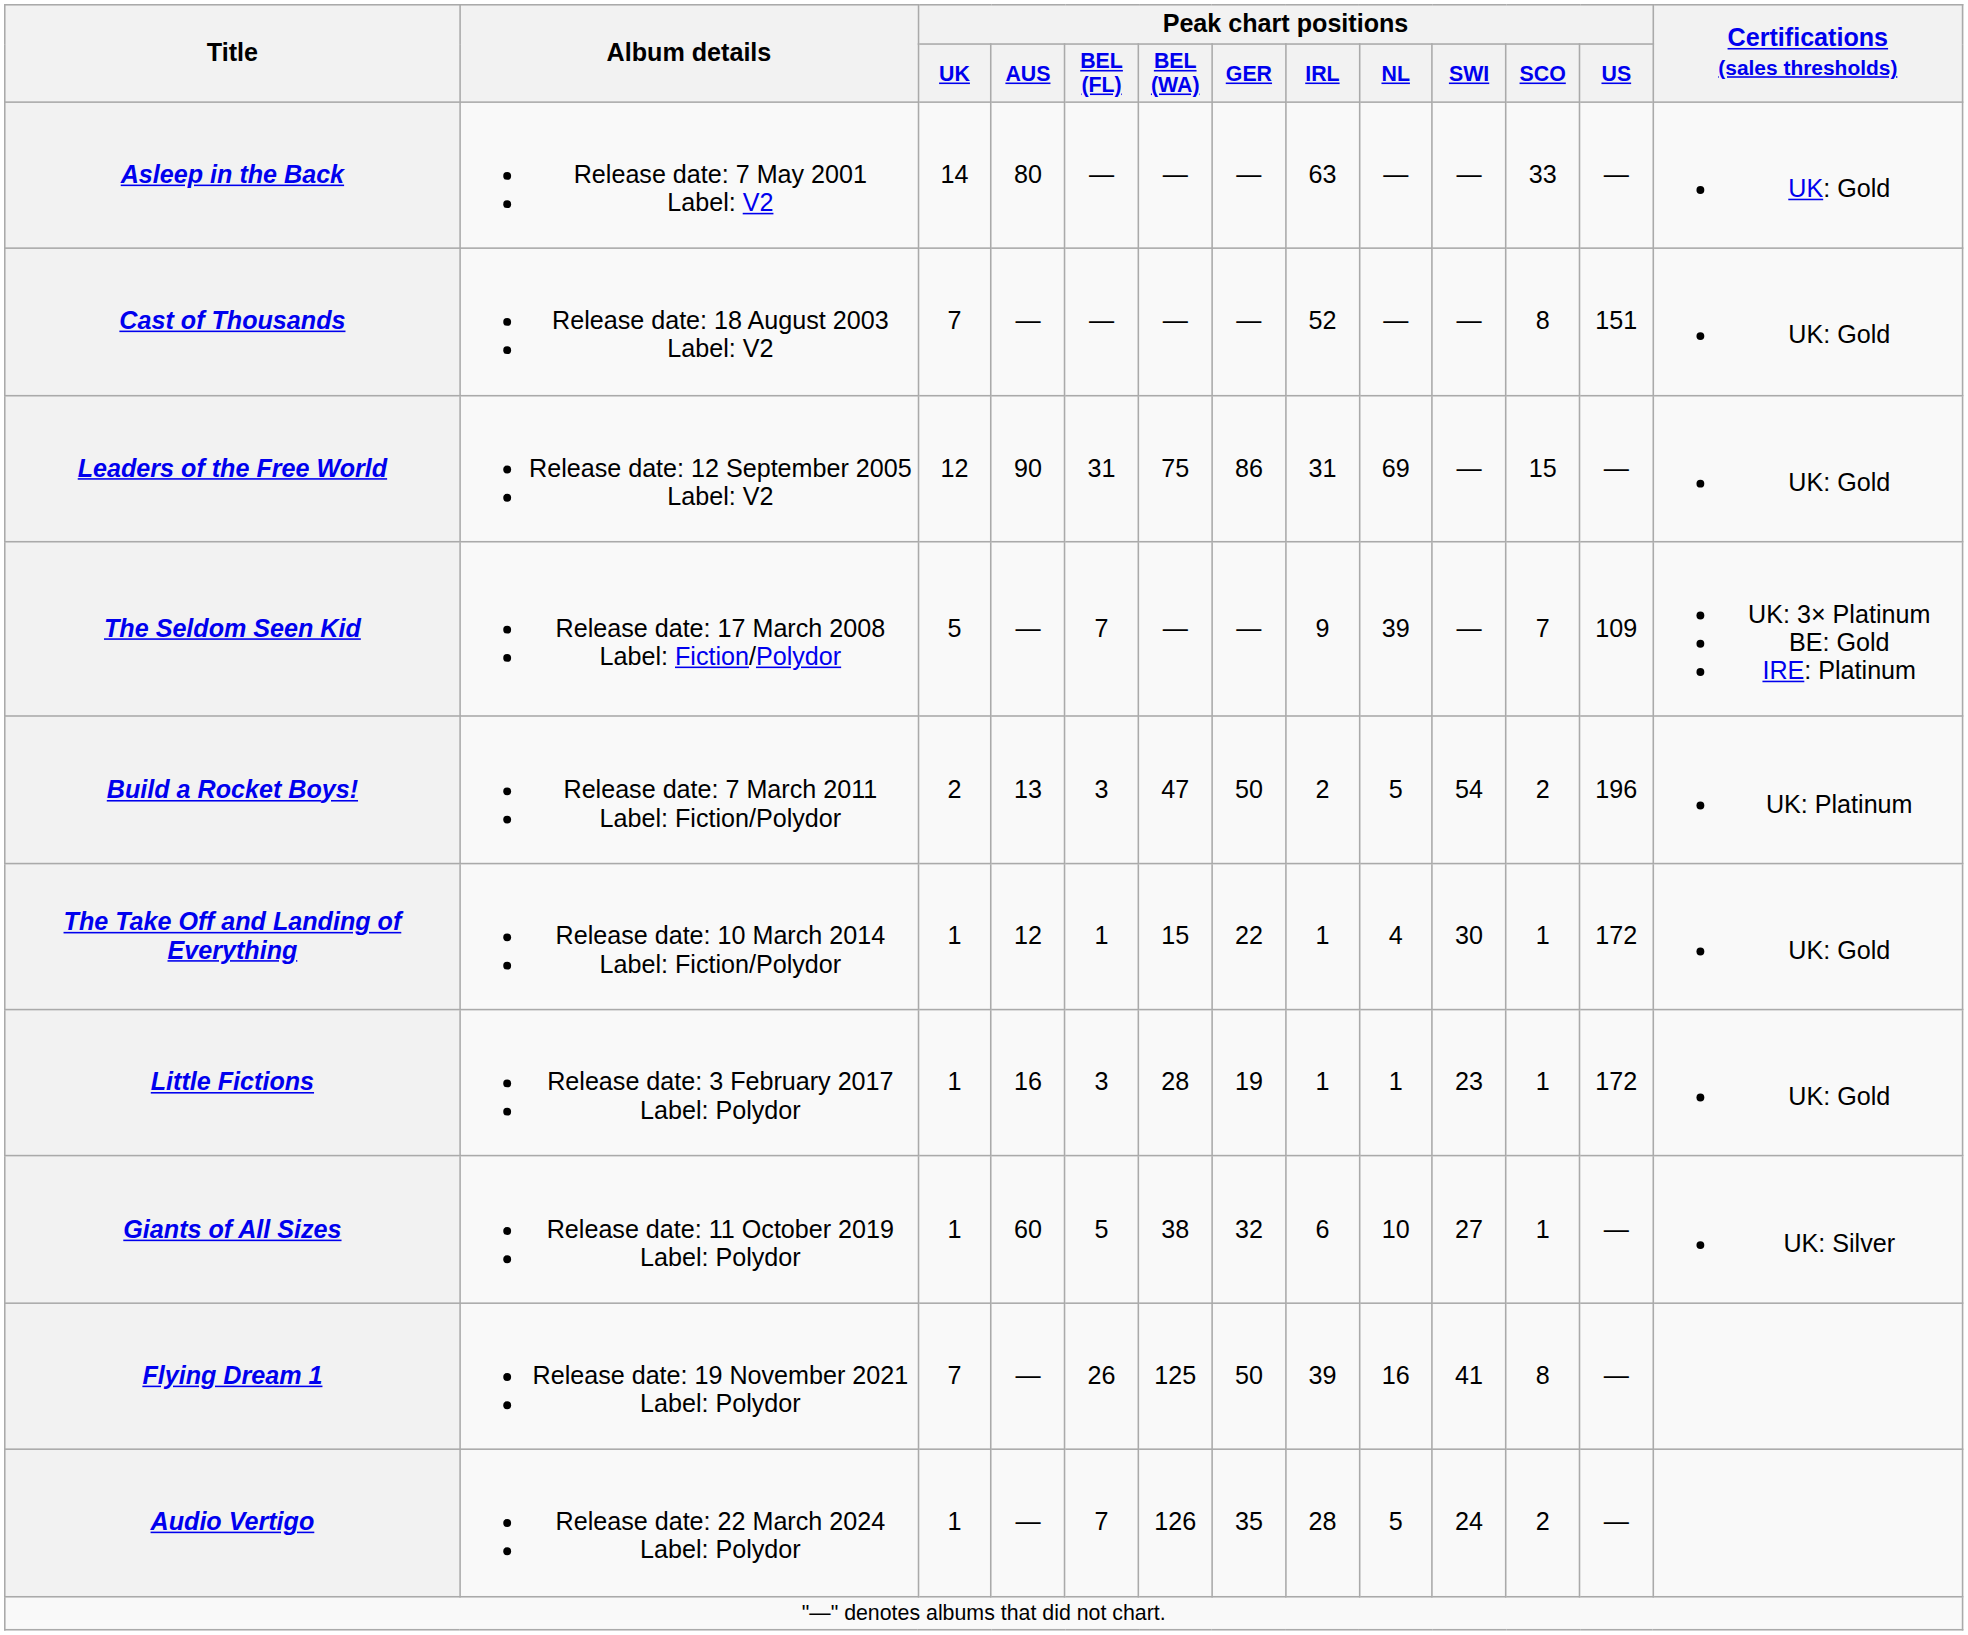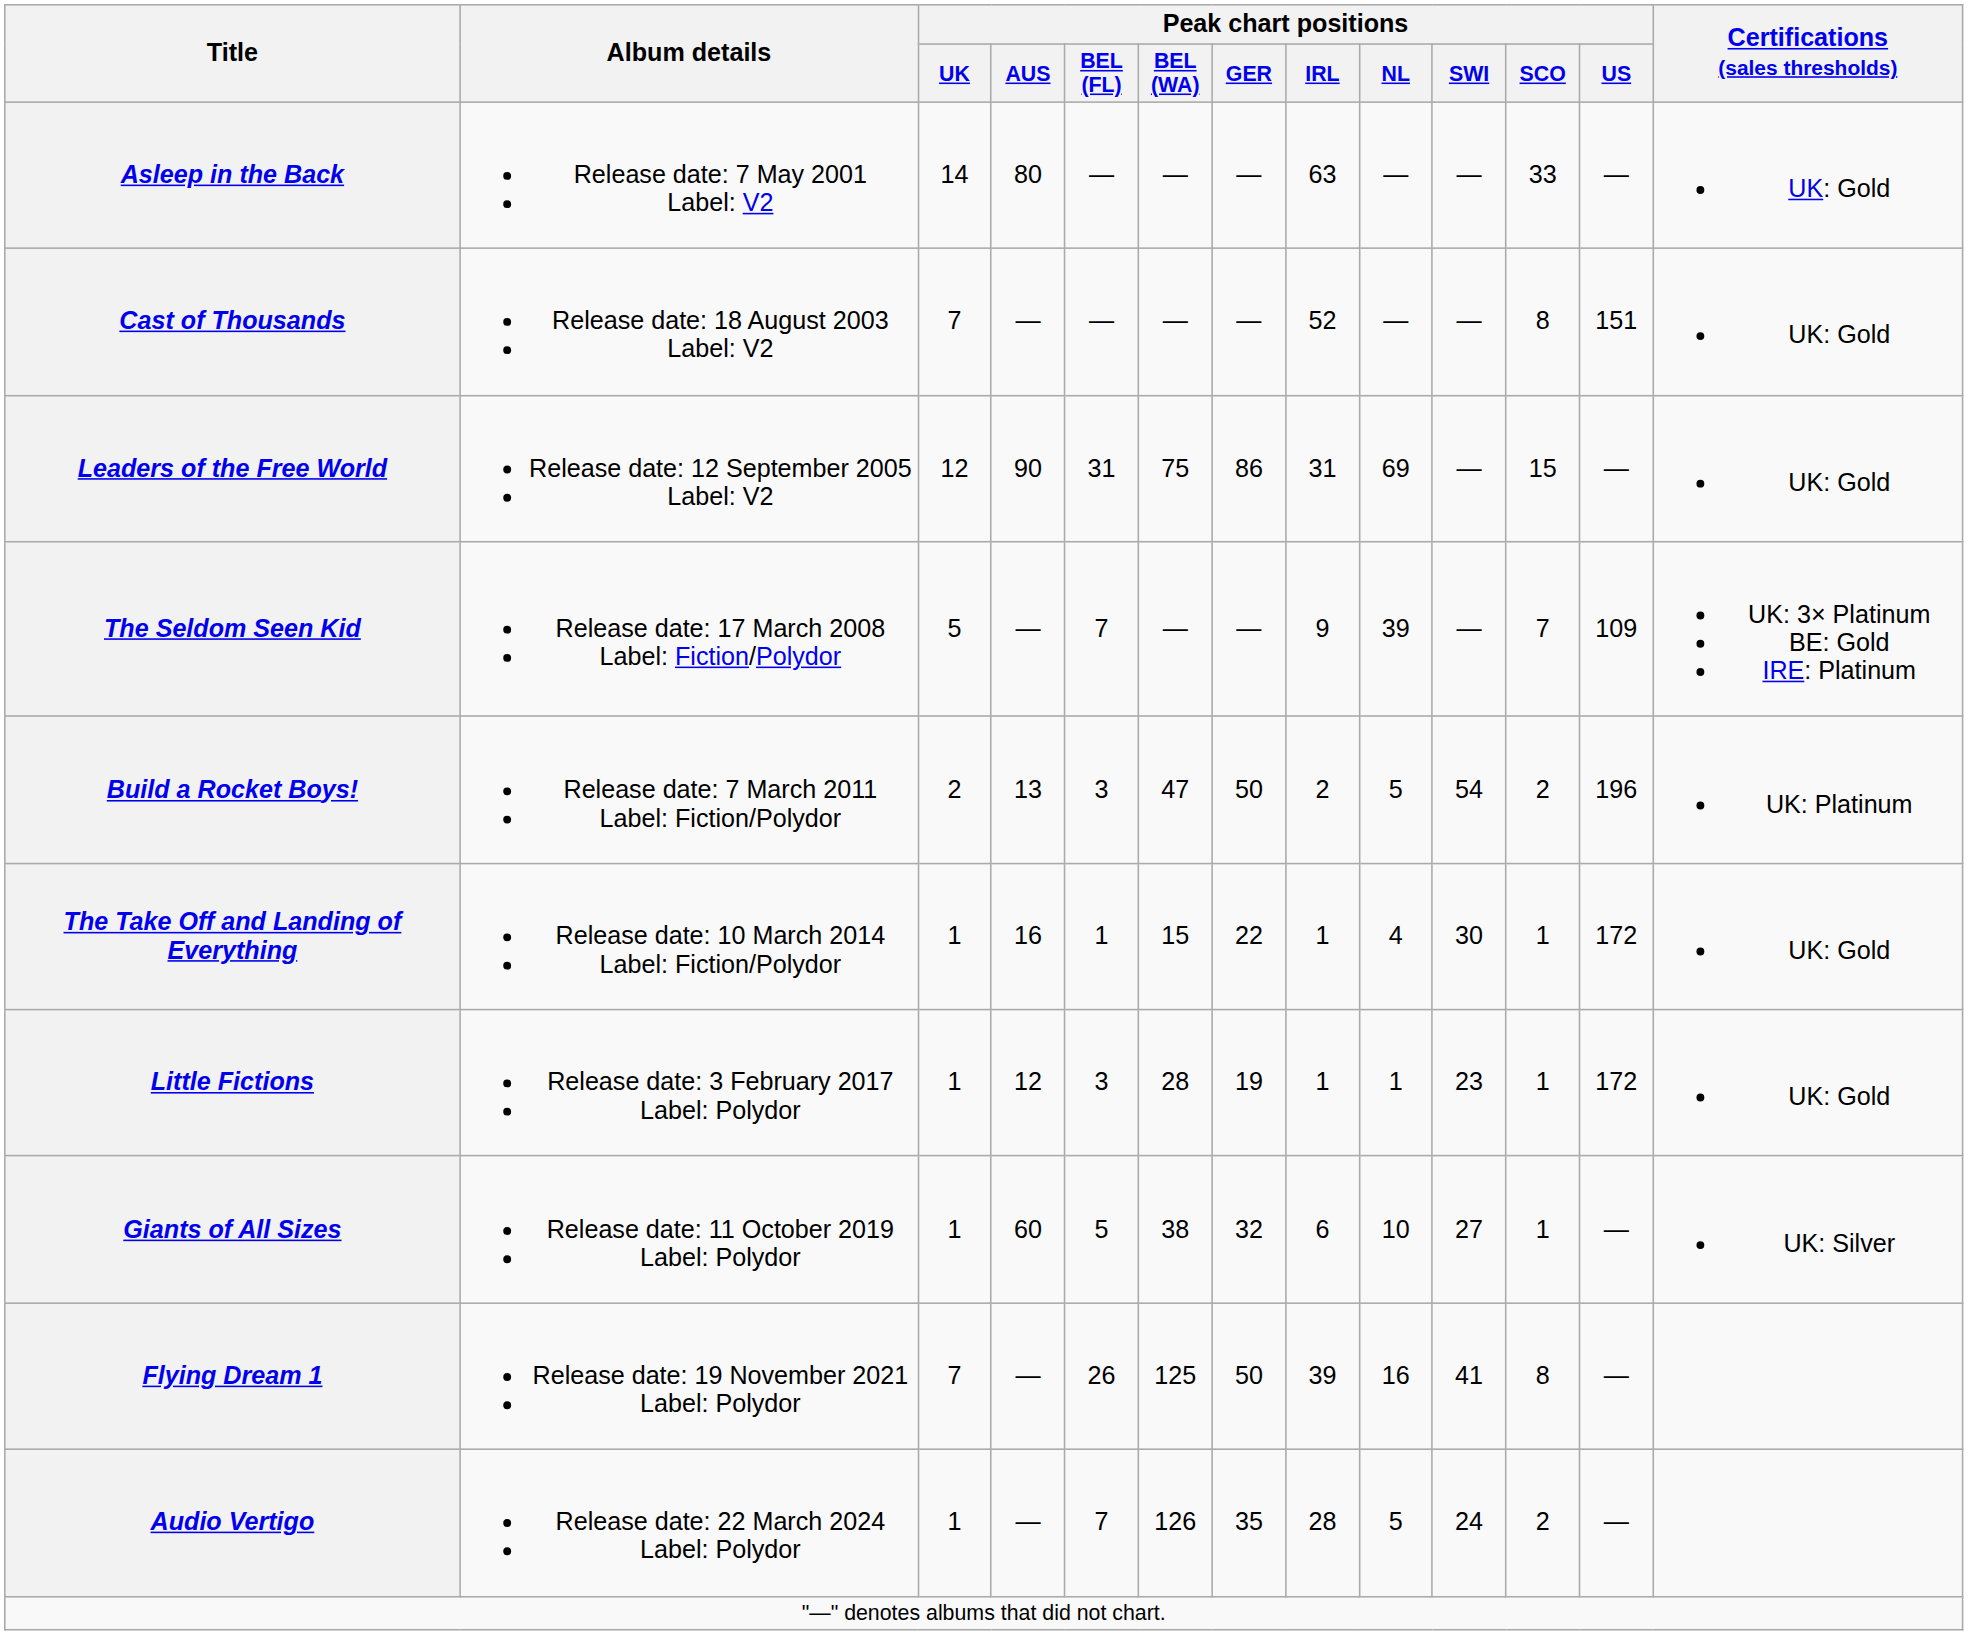(1028, 936) 12 -> (1028, 936) 16
(1028, 1082) 16 -> (1028, 1082) 12
